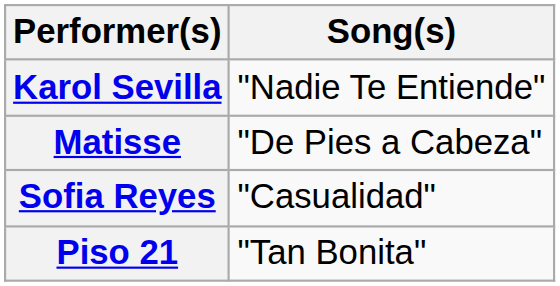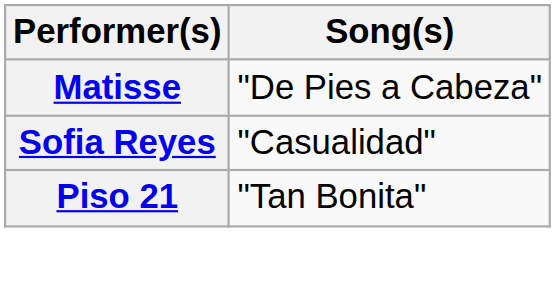- row: (117, 87)
